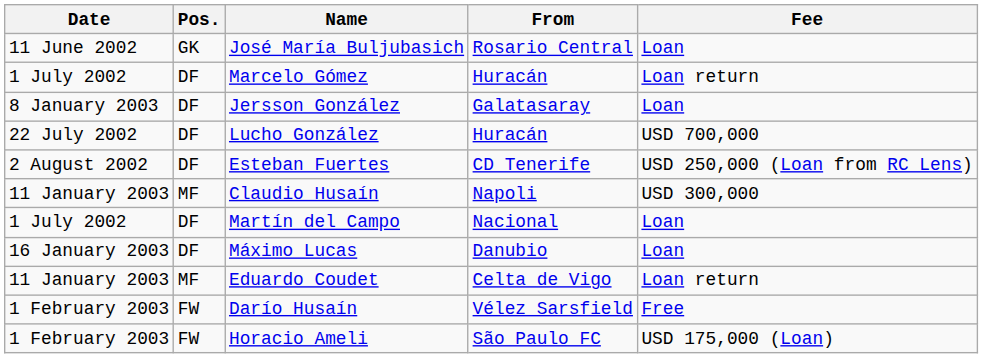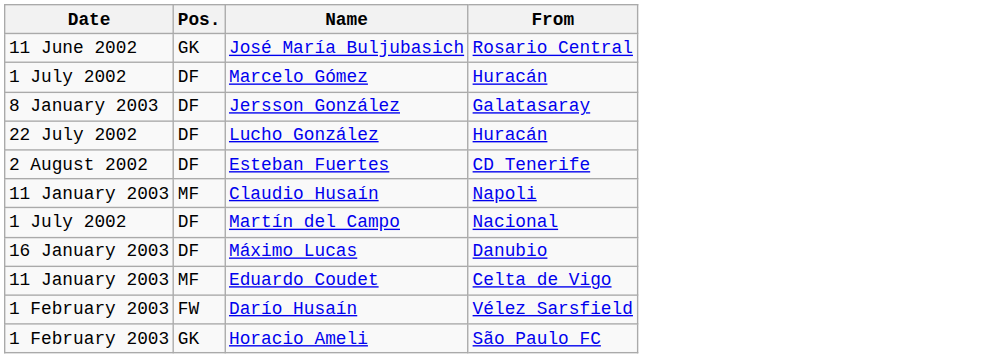- column: (807, 19)
(188, 338) FW -> (188, 338) GK
